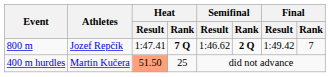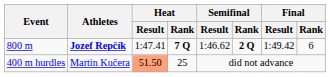(97, 47) normal -> (98, 47) bold
(311, 47) 7 -> (311, 47) 6
